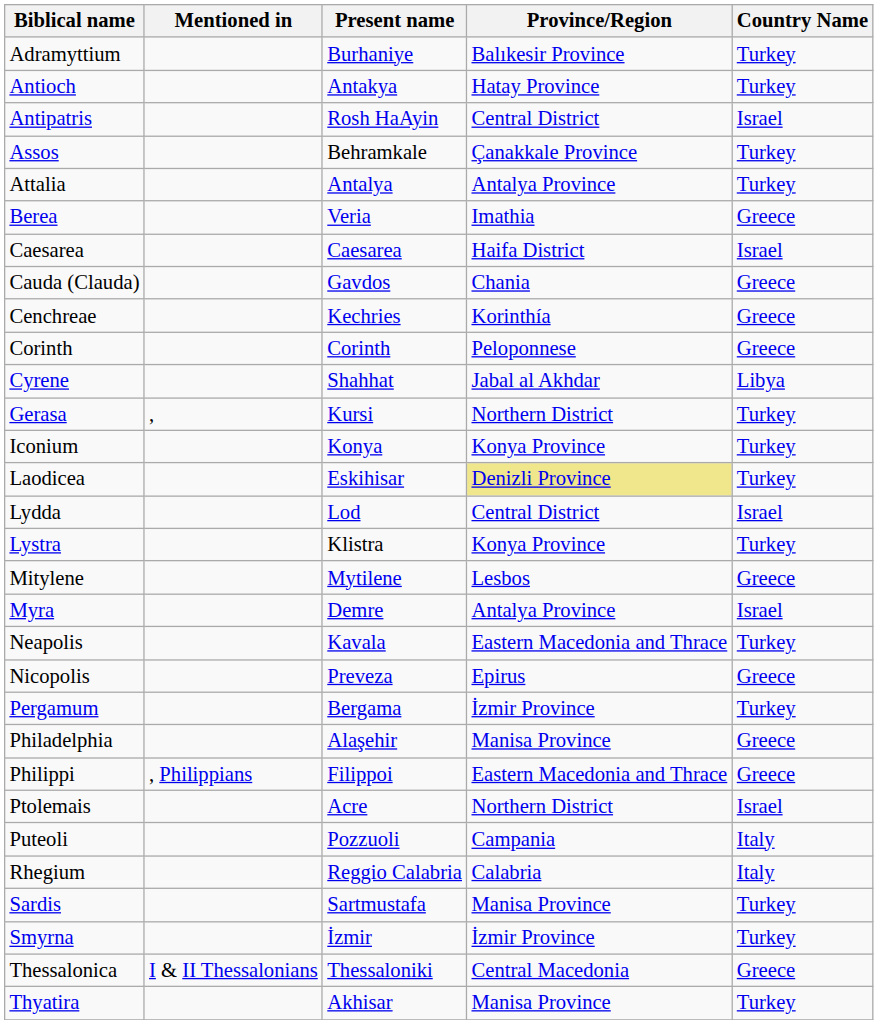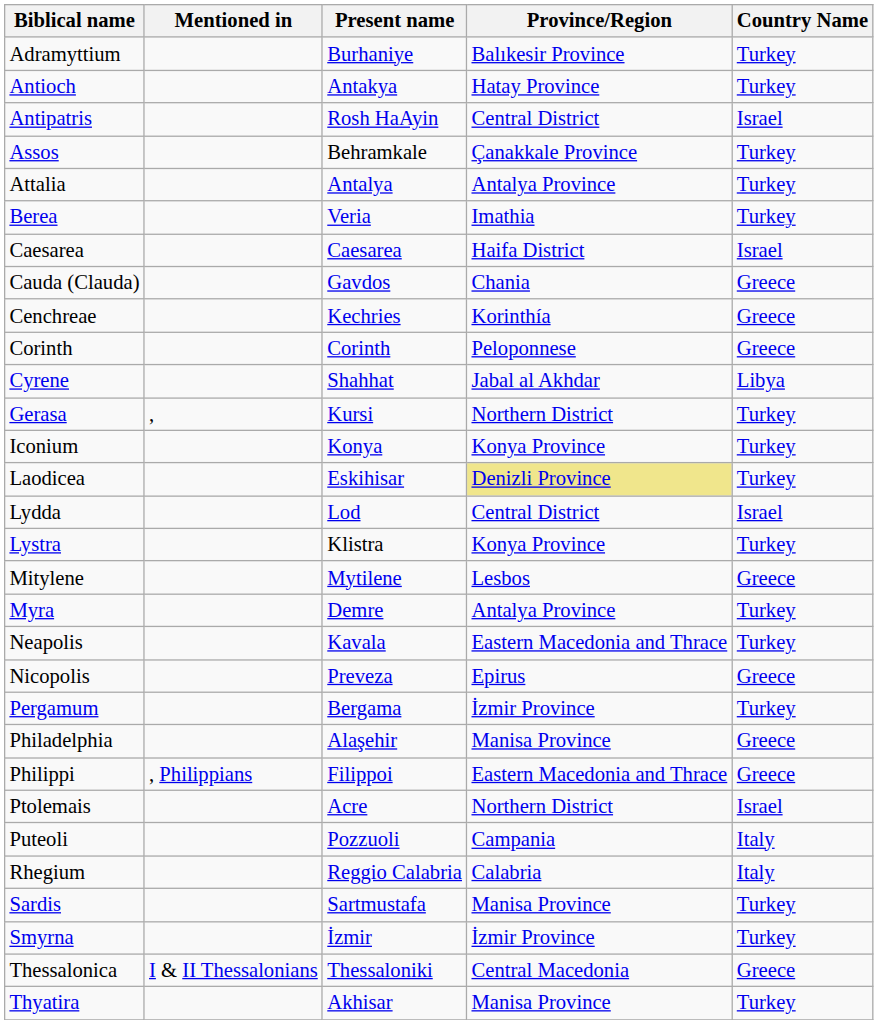(766, 217) Greece -> (766, 217) Turkey
(760, 610) Israel -> (766, 610) Turkey
